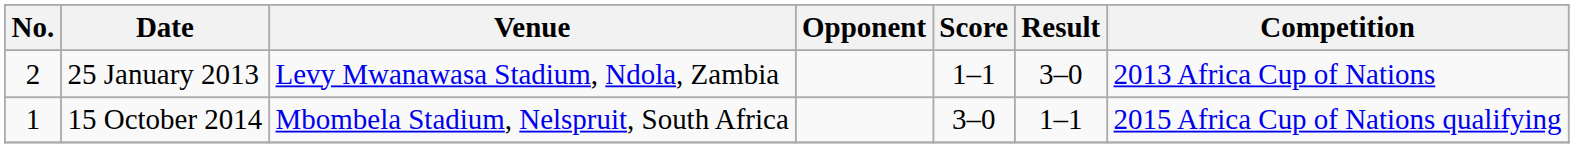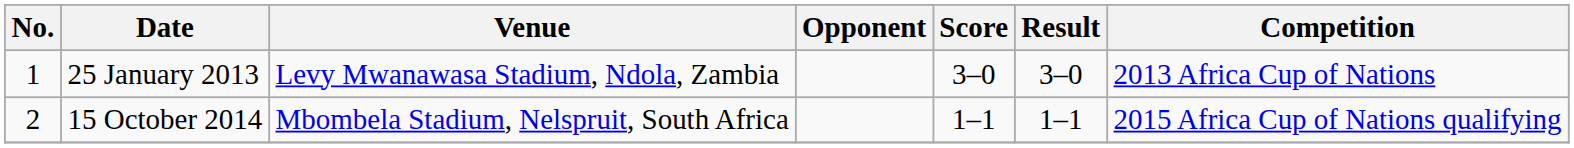(33, 73) 2 -> (33, 73) 1
(974, 73) 1–1 -> (974, 73) 3–0
(33, 119) 1 -> (33, 119) 2
(974, 119) 3–0 -> (974, 119) 1–1
